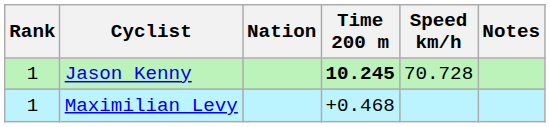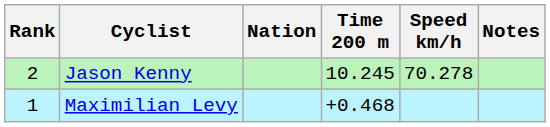(32, 74) 1 -> (32, 74) 2
(360, 74) bold -> (360, 74) normal
(439, 74) 70.728 -> (439, 74) 70.278
